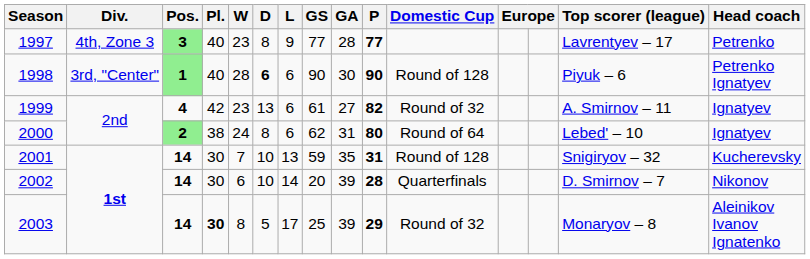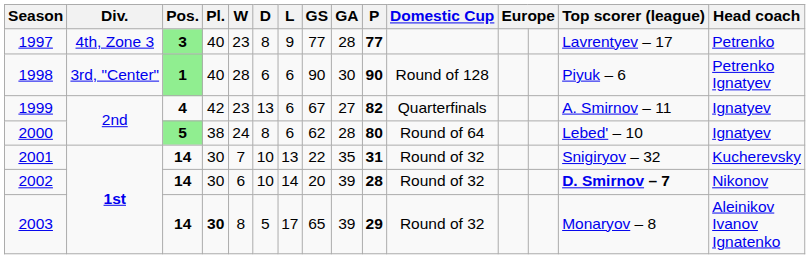(265, 74) bold -> (265, 74) normal
(317, 108) 61 -> (317, 108) 67
(442, 108) Round of 32 -> (442, 108) Quarterfinals
(183, 132) 2 -> (183, 132) 5
(347, 132) 31 -> (347, 132) 28
(317, 157) 59 -> (317, 157) 22
(442, 157) Round of 128 -> (442, 157) Round of 32
(442, 181) Quarterfinals -> (442, 181) Round of 32
(613, 181) normal -> (616, 181) bold
(317, 224) 25 -> (317, 224) 65
